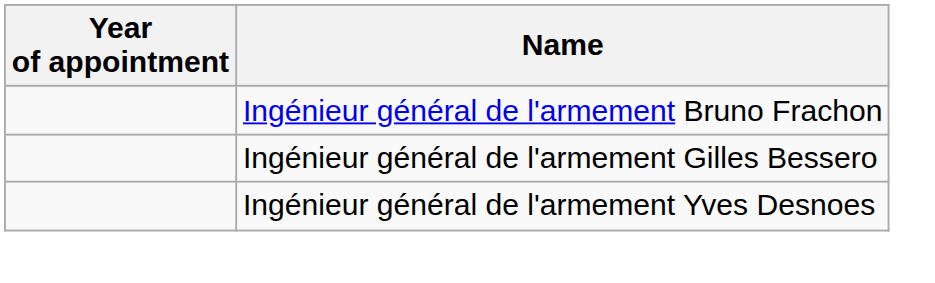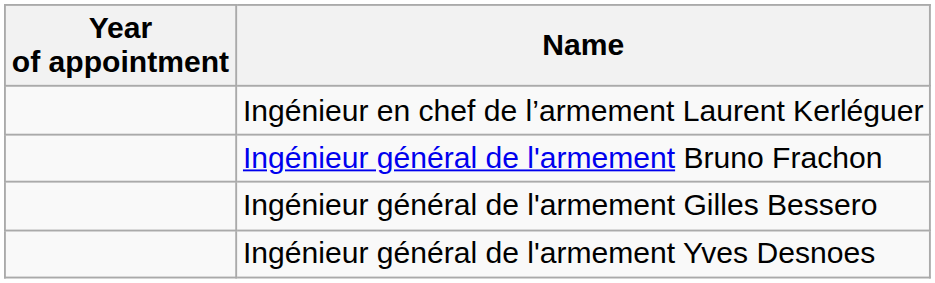+ row: (583, 109)
